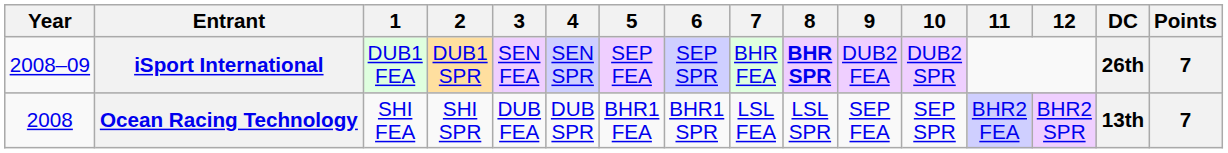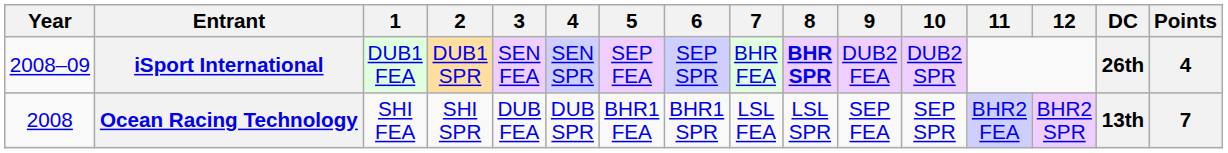(1186, 65) 7 -> (1186, 65) 4
